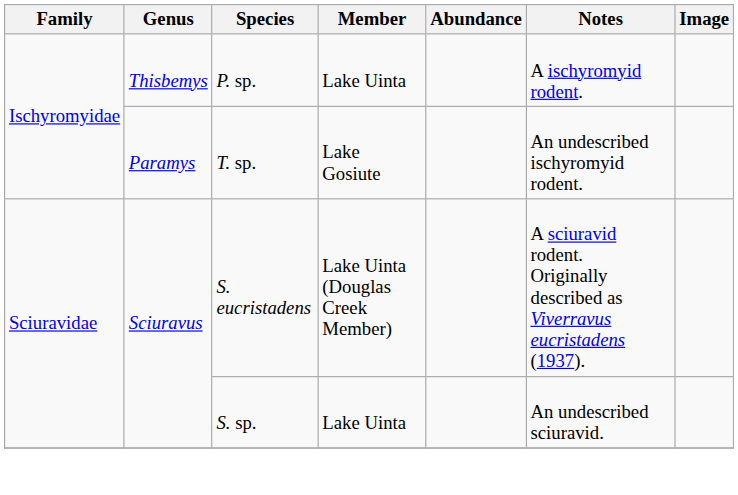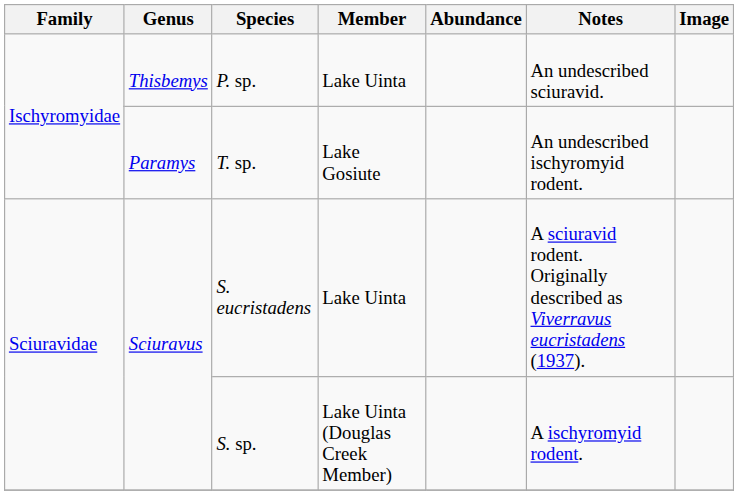(586, 80) A ischyromyid rodent. -> (590, 80) An undescribed sciuravid.
(364, 297) Lake Uinta (Douglas Creek Member) -> (364, 297) Lake Uinta
(364, 422) Lake Uinta -> (364, 443) Lake Uinta (Douglas Creek Member)
(590, 422) An undescribed sciuravid. -> (586, 443) A ischyromyid rodent.
